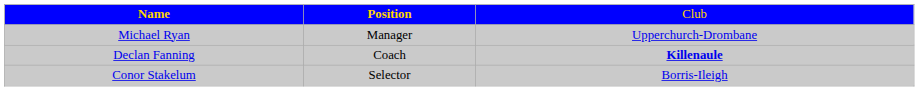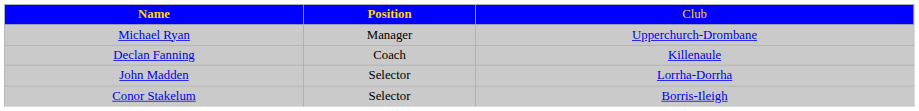(695, 55) bold -> (695, 55) normal
+ row: (154, 75)
